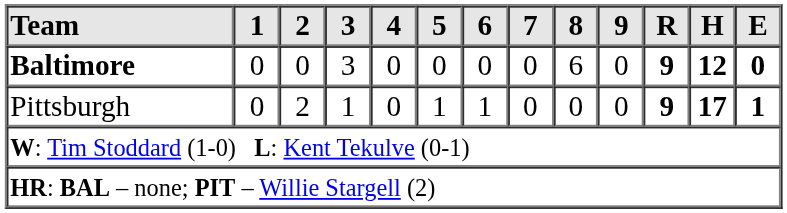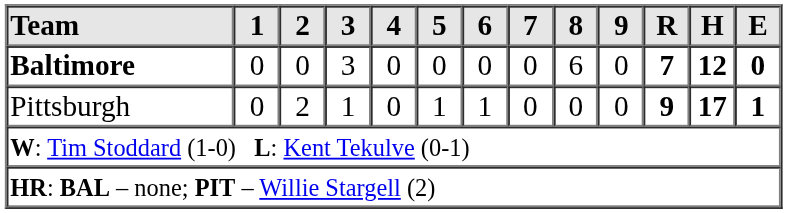(667, 65) 9 -> (667, 65) 7
